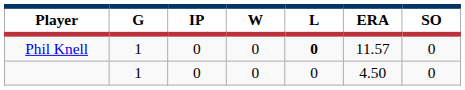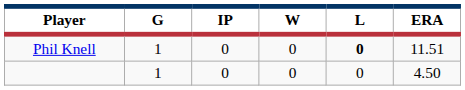- column: (431, 20)
(373, 48) 11.57 -> (427, 48) 11.51
